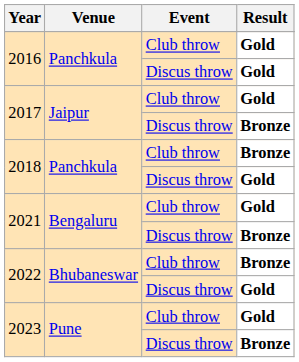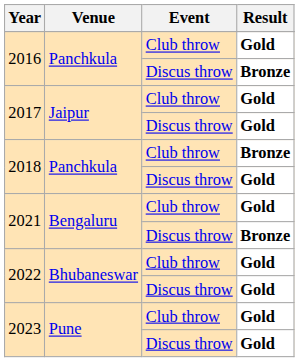(258, 72) Gold -> (265, 72) Bronze
(265, 126) Bronze -> (258, 126) Gold
(265, 261) Bronze -> (258, 261) Gold
(265, 343) Bronze -> (258, 343) Gold
